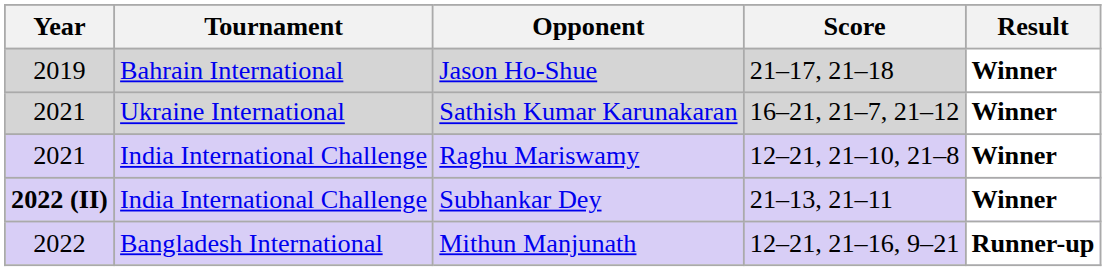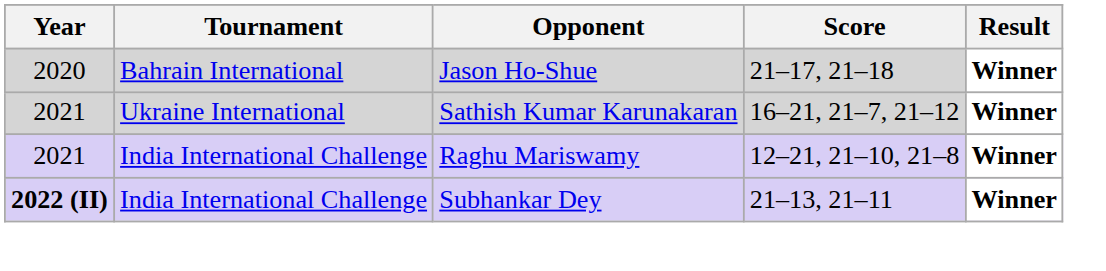(59, 69) 2019 -> (59, 69) 2020
- row: (538, 242)
